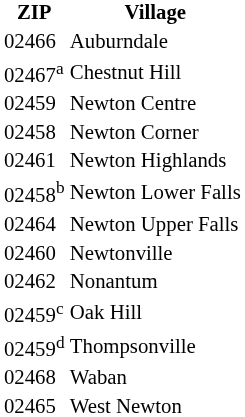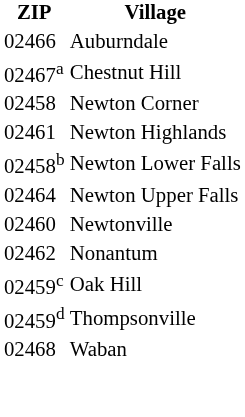- row: (133, 103)
- row: (126, 406)
